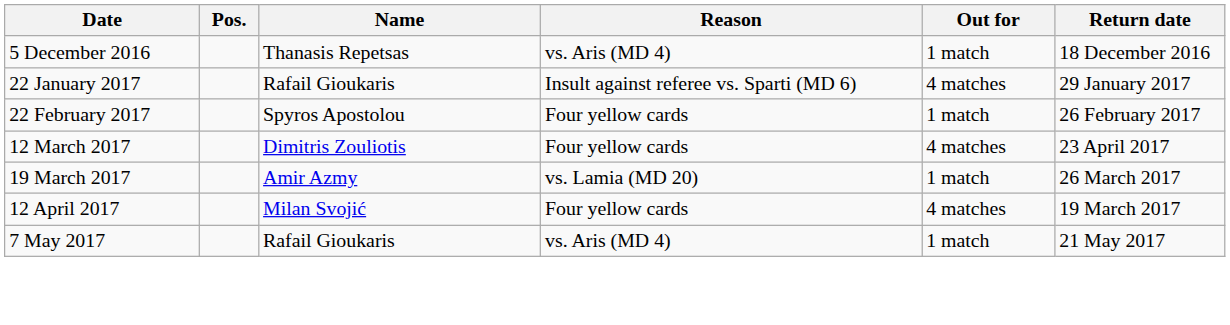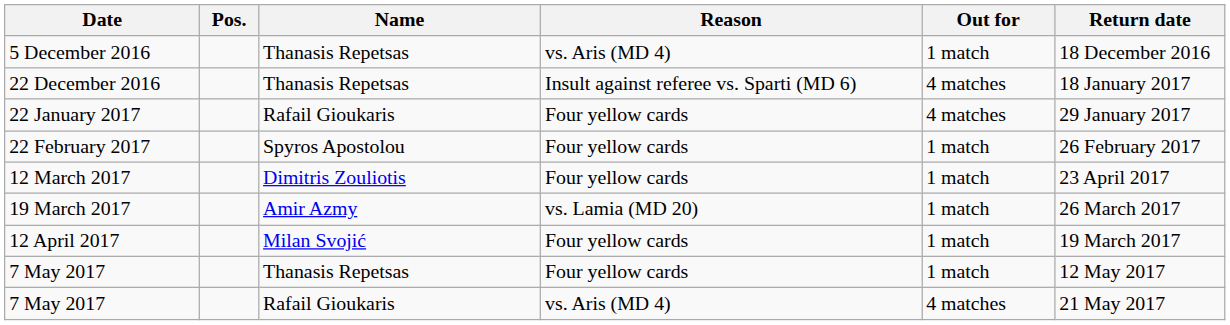+ row: (85, 83)
(701, 83) Insult against referee vs. Sparti (MD 6) -> (617, 114) Four yellow cards
(966, 146) 4 matches -> (958, 177) 1 match
(966, 209) 4 matches -> (958, 240) 1 match
+ row: (57, 271)
(958, 240) 1 match -> (966, 303) 4 matches
